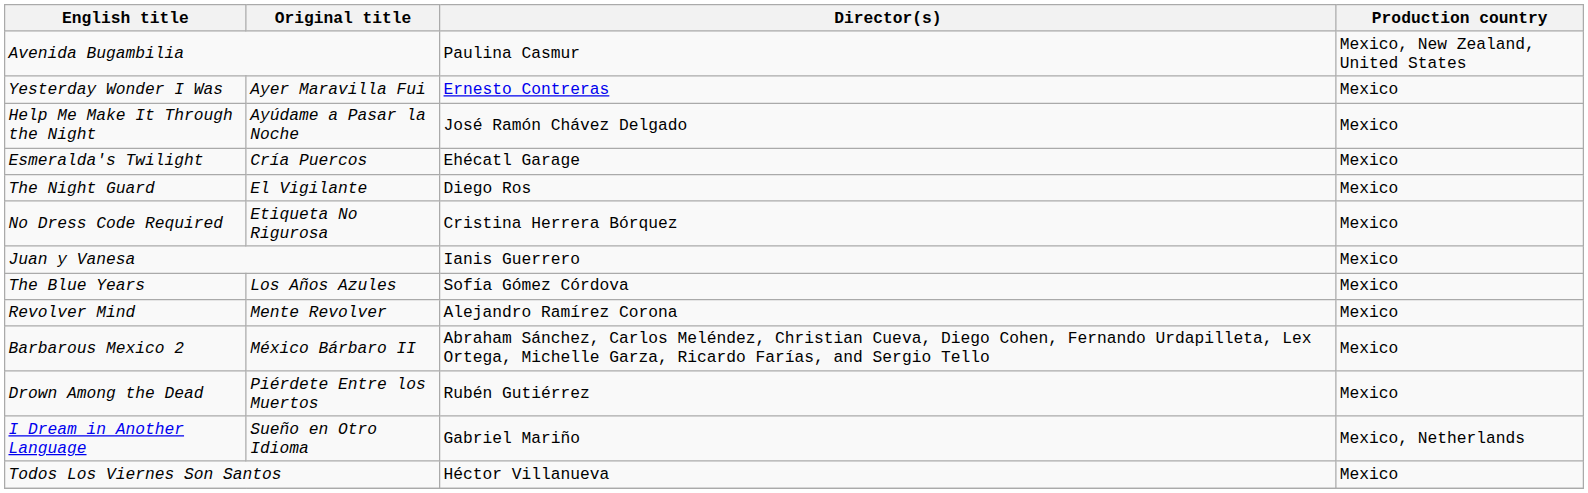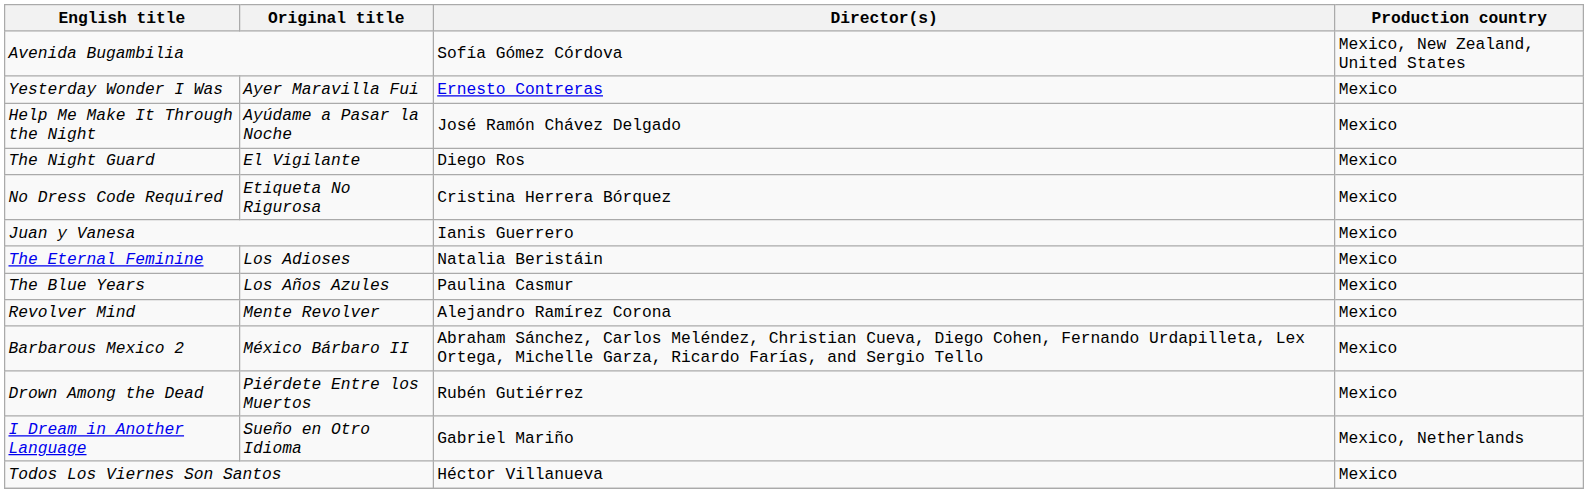(512, 54) Paulina Casmur -> (530, 54) Sofía Gómez Córdova
- row: (106, 161)
+ row: (106, 260)
(536, 286) Sofía Gómez Córdova -> (505, 286) Paulina Casmur
